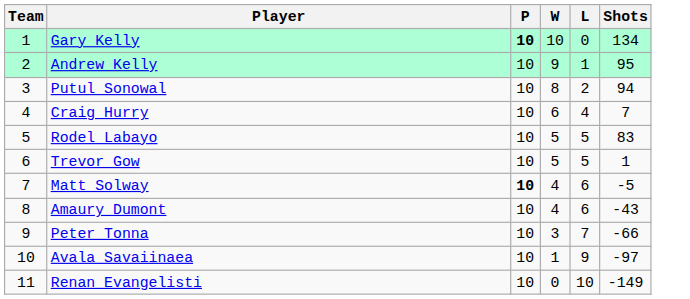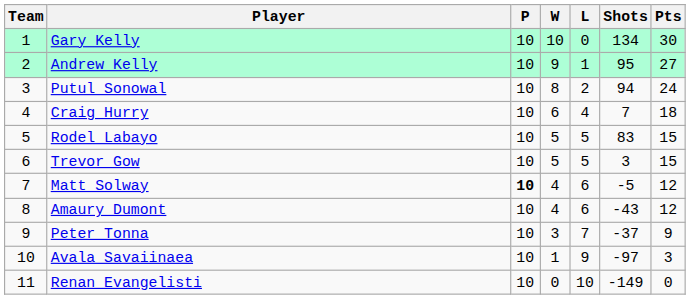+ column: (668, 17)
(525, 41) bold -> (525, 41) normal
(626, 162) 1 -> (626, 162) 3
(626, 234) -66 -> (626, 234) -37
